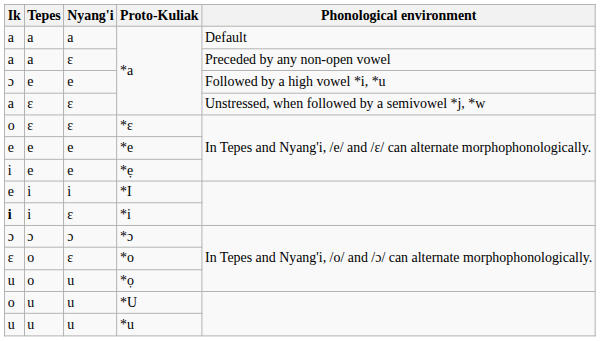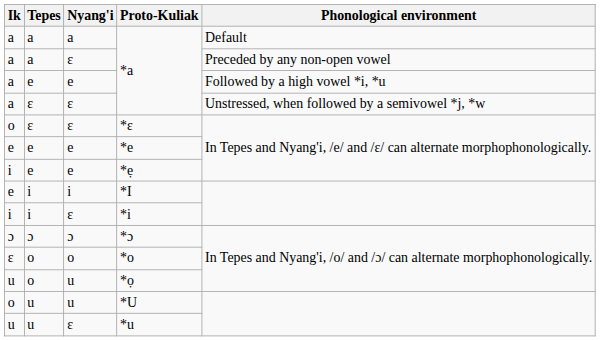(11, 81) ɔ -> (11, 81) a
(10, 214) bold -> (10, 214) normal
(70, 258) ɛ -> (71, 258) o
(71, 324) u -> (70, 324) ɛ
